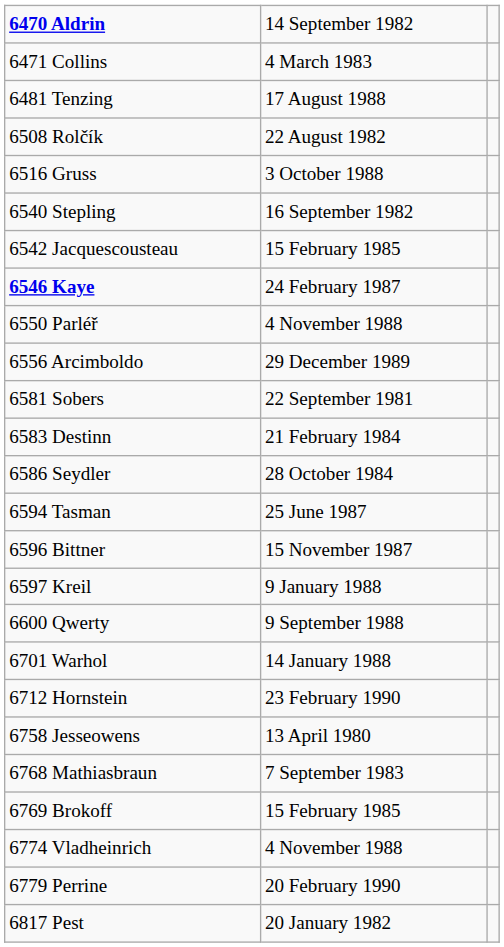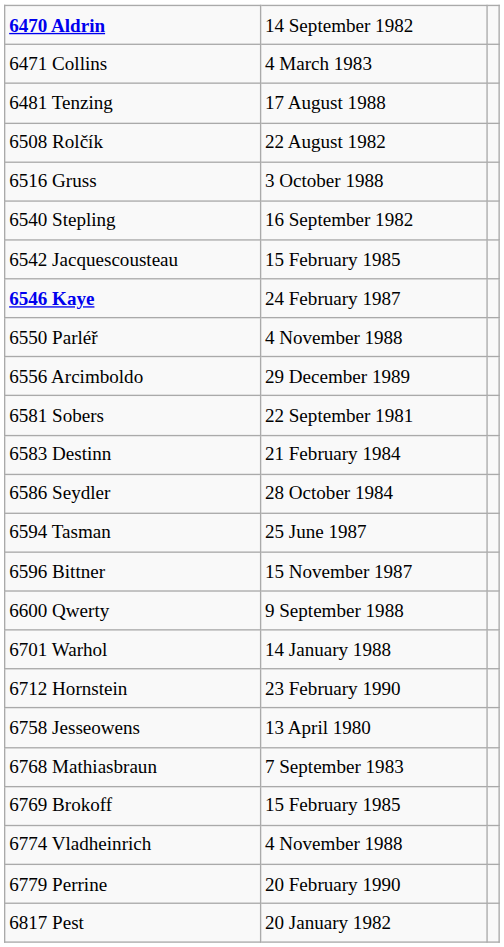- row: (50, 586)
